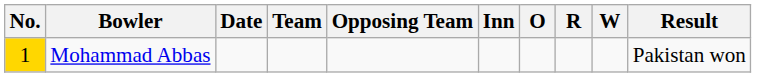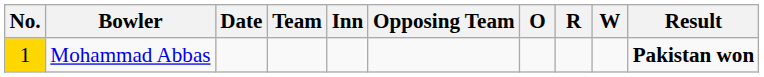columns swapped: (402, 21) <-> (499, 21)
(689, 54) normal -> (693, 54) bold
